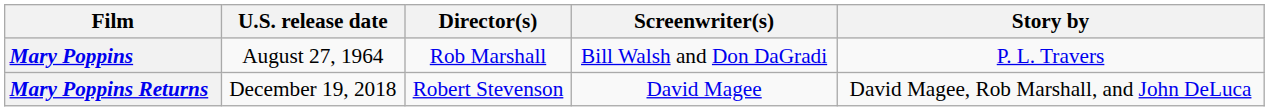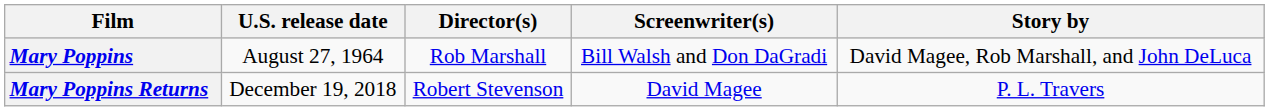(1051, 55) P. L. Travers -> (1051, 55) David Magee, Rob Marshall, and John DeLuca
(1051, 88) David Magee, Rob Marshall, and John DeLuca -> (1051, 88) P. L. Travers
